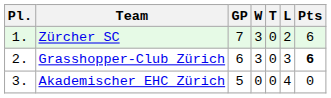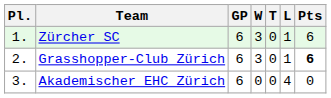(240, 38) 7 -> (240, 38) 6
(287, 38) 2 -> (287, 38) 1
(287, 60) 3 -> (287, 60) 1
(240, 82) 5 -> (240, 82) 6
